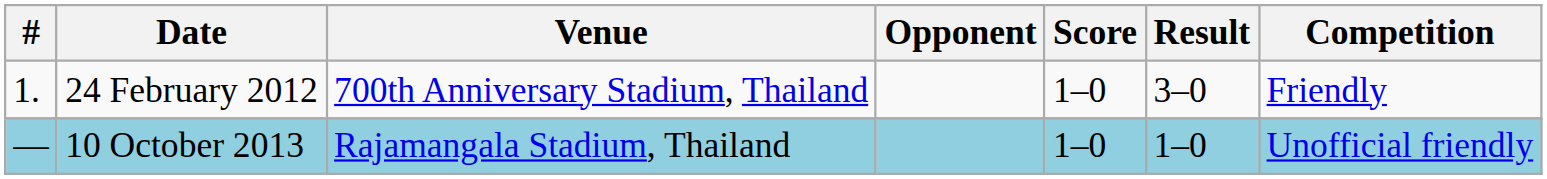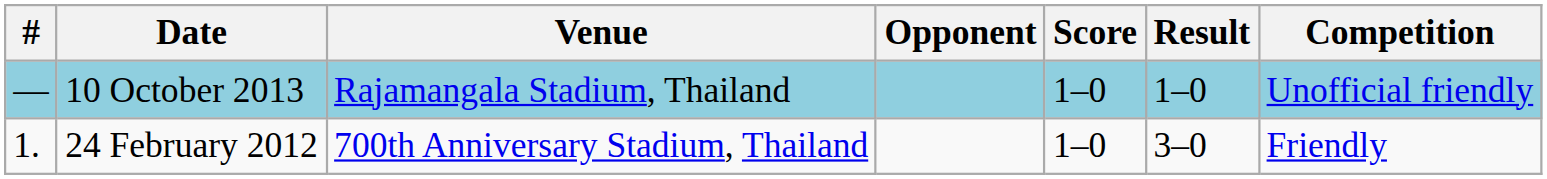rows swapped: (191, 88) <-> (185, 145)
